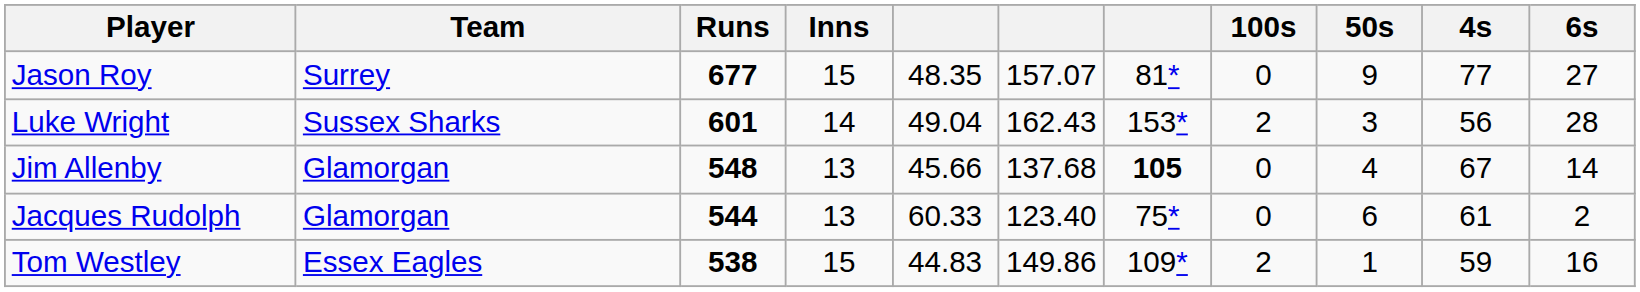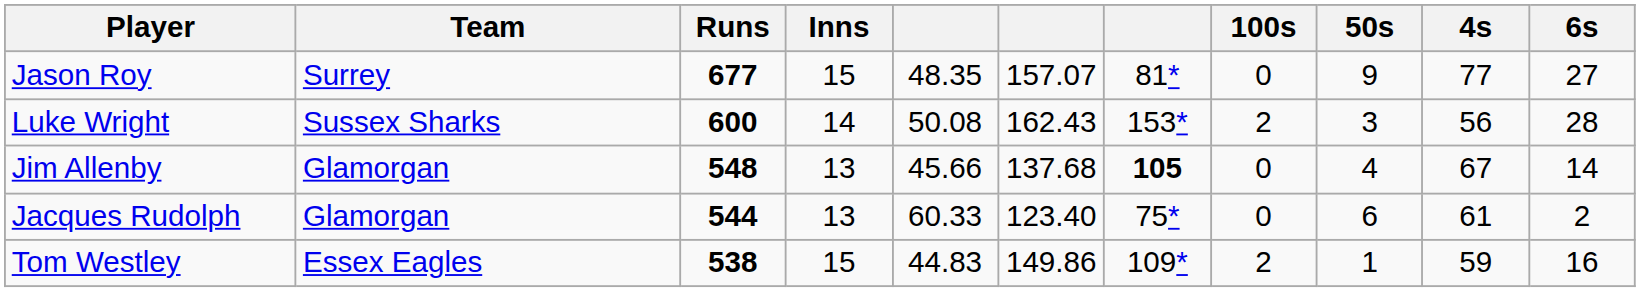(733, 121) 601 -> (733, 121) 600
(945, 121) 49.04 -> (945, 121) 50.08
